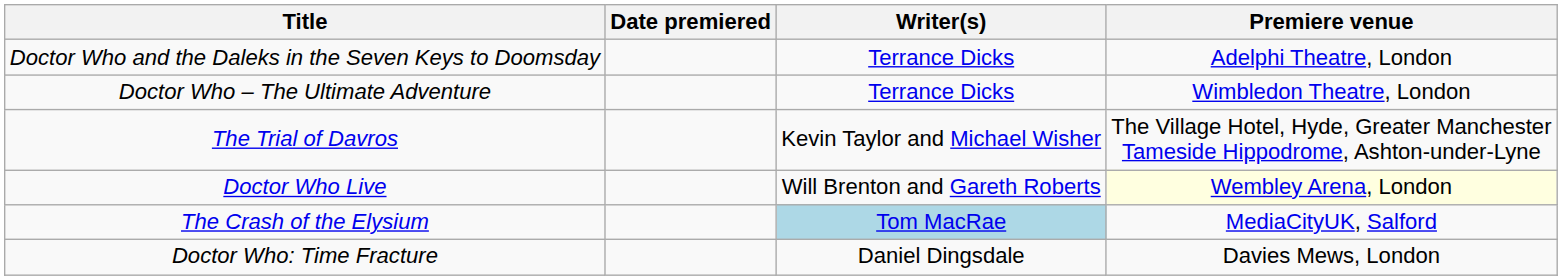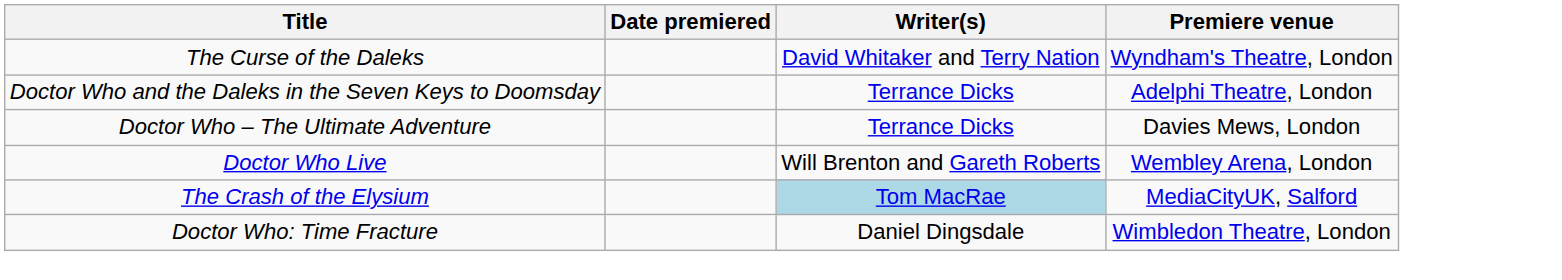+ row: (305, 57)
(1331, 92) Wimbledon Theatre, London -> (1252, 127) Davies Mews, London
- row: (305, 139)
(1331, 186) lightyellow background -> (1252, 162) no background
(1331, 256) Davies Mews, London -> (1252, 232) Wimbledon Theatre, London
